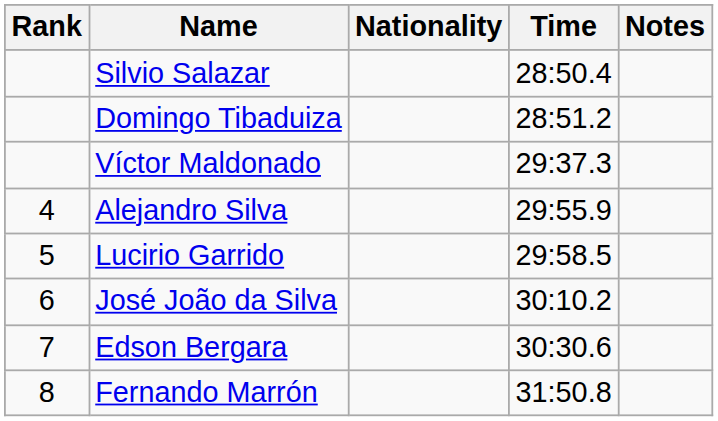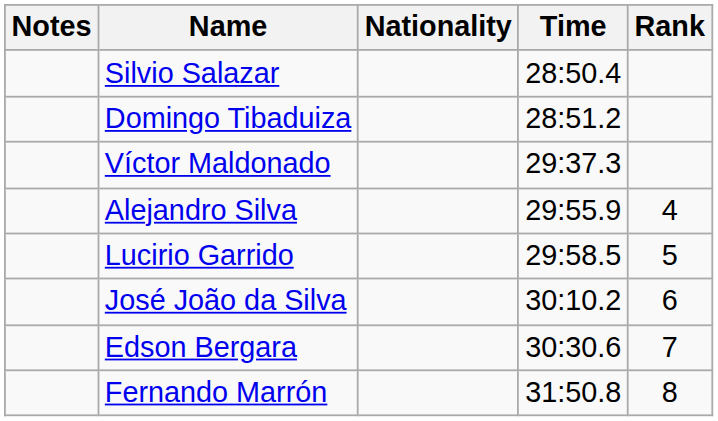columns swapped: (47, 27) <-> (665, 27)
